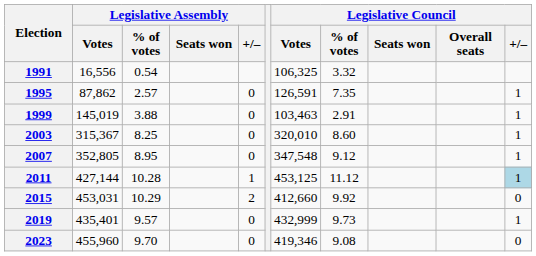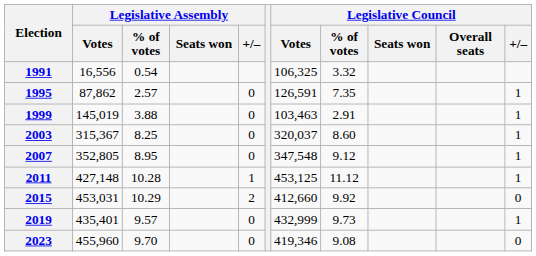(296, 135) 320,010 -> (296, 135) 320,037
(97, 177) 427,144 -> (97, 177) 427,148
(518, 177) lightblue background -> (518, 177) no background
